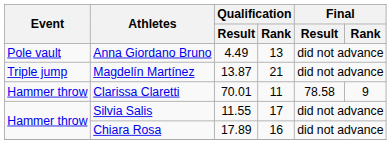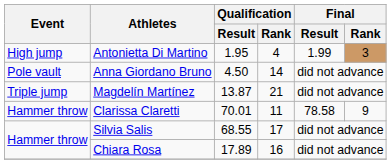+ row: (150, 53)
(236, 53) 4.49 -> (236, 72) 4.50
(276, 53) 13 -> (276, 72) 14
(236, 111) 11.55 -> (236, 131) 68.55
